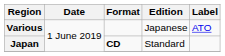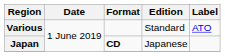(166, 28) Japanese -> (165, 28) Standard
(165, 43) Standard -> (166, 43) Japanese
